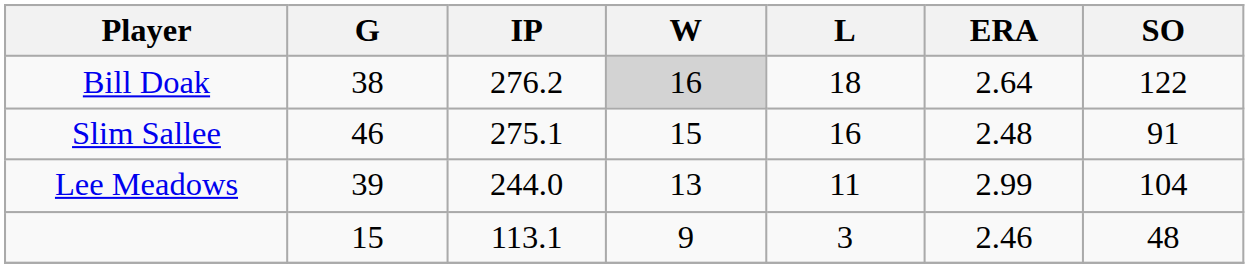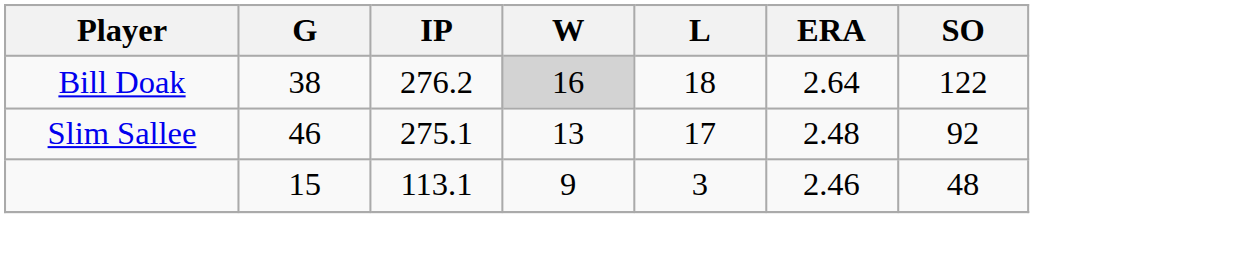(686, 133) 15 -> (568, 133) 13
(845, 133) 16 -> (700, 133) 17
(1163, 133) 91 -> (963, 133) 92
- row: (146, 184)
